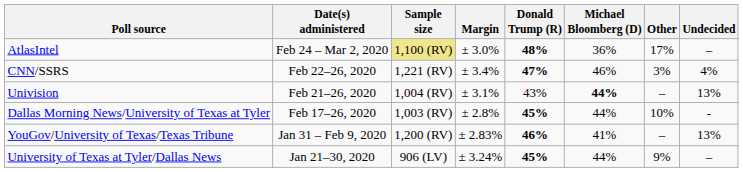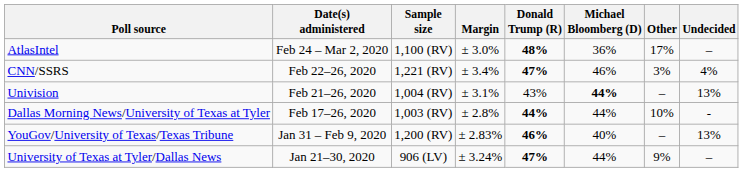(423, 49) khaki background -> (423, 49) no background
(535, 114) 45% -> (535, 114) 44%
(604, 135) 41% -> (604, 135) 40%
(535, 156) 45% -> (535, 156) 47%
